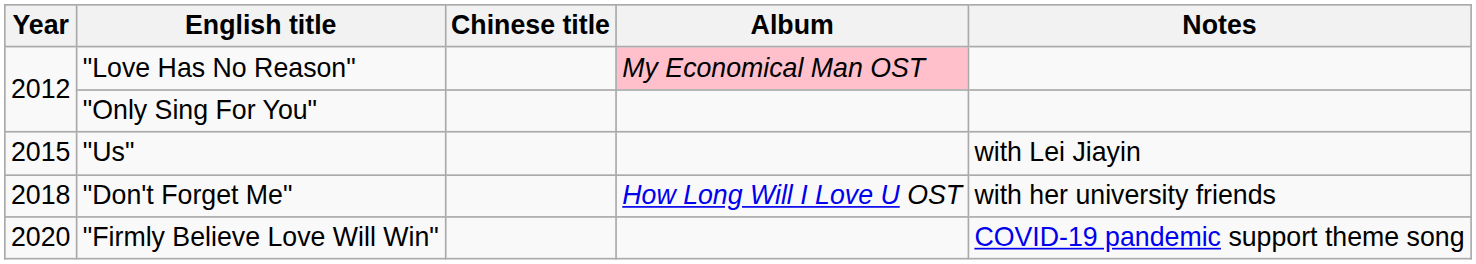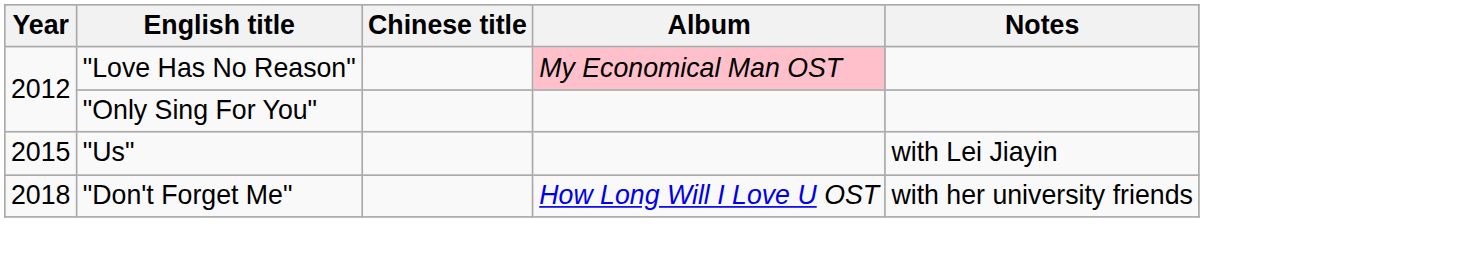- row: (261, 237)
